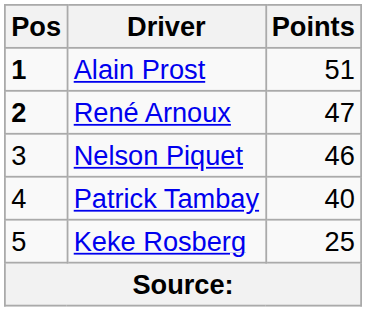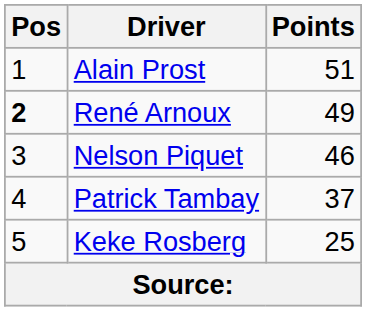(19, 70) bold -> (19, 70) normal
(340, 113) 47 -> (340, 113) 49
(340, 199) 40 -> (340, 199) 37
